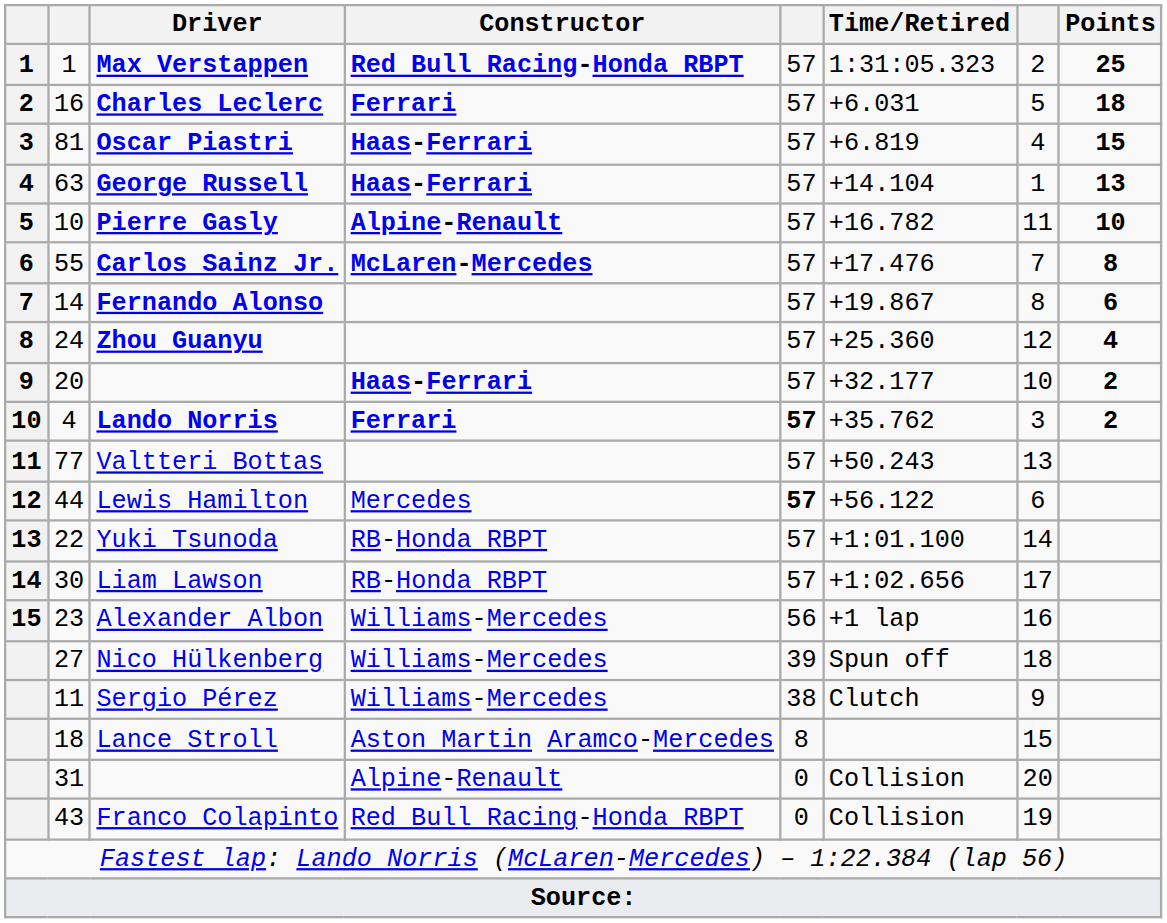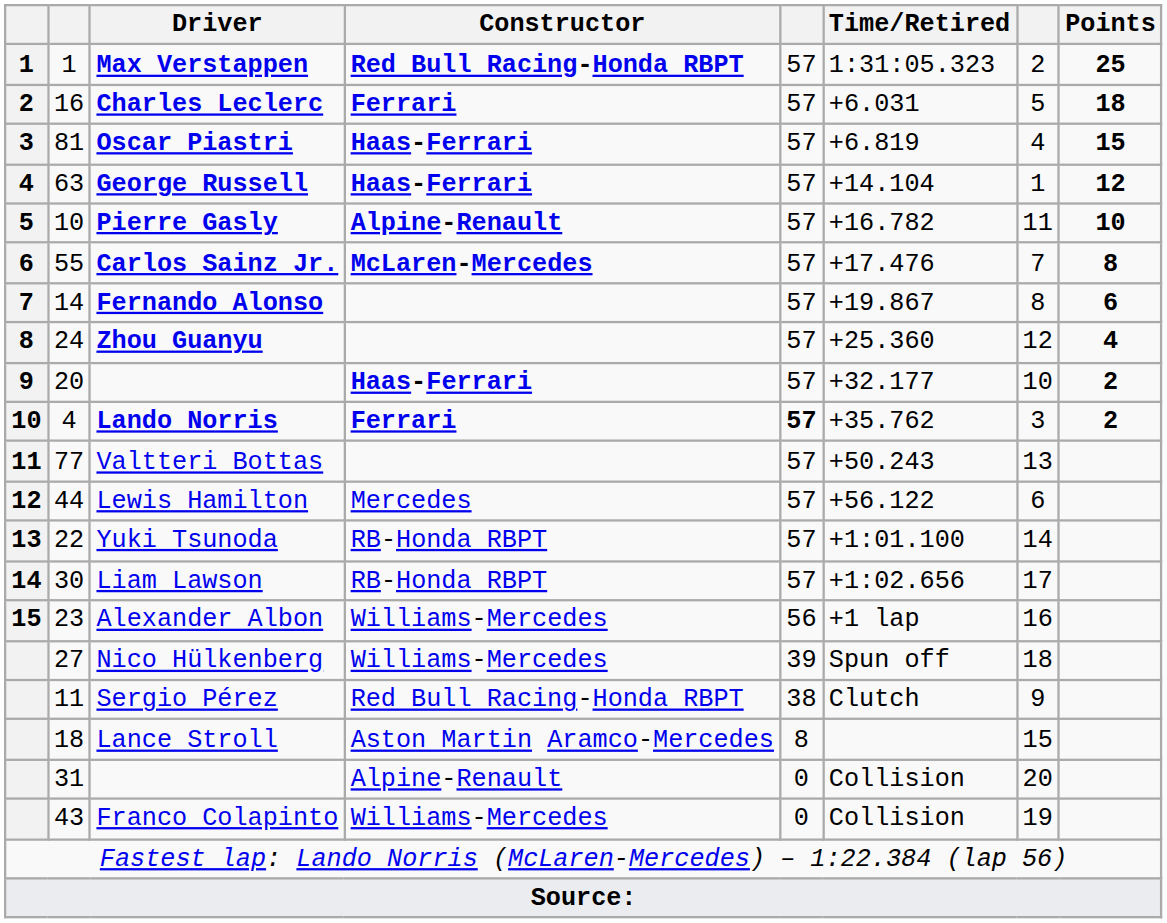(1111, 184) 13 -> (1111, 184) 12
(801, 501) bold -> (801, 501) normal
(479, 700) Williams-Mercedes -> (547, 700) Red Bull Racing-Honda RBPT
(547, 819) Red Bull Racing-Honda RBPT -> (479, 819) Williams-Mercedes
